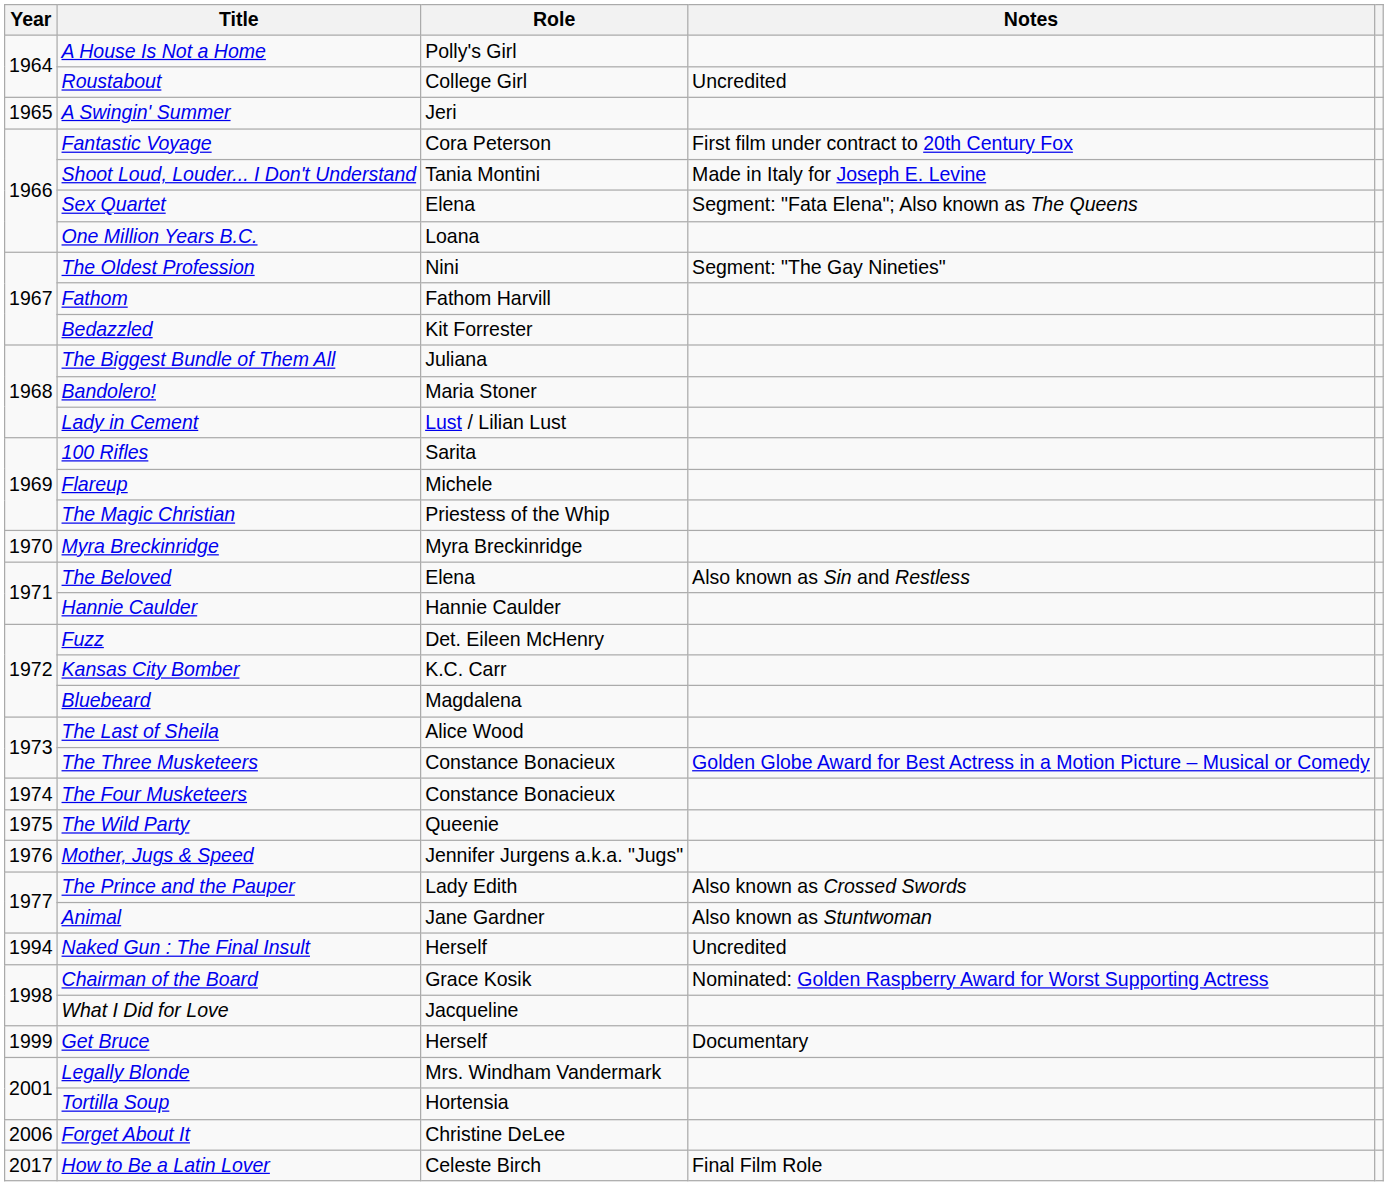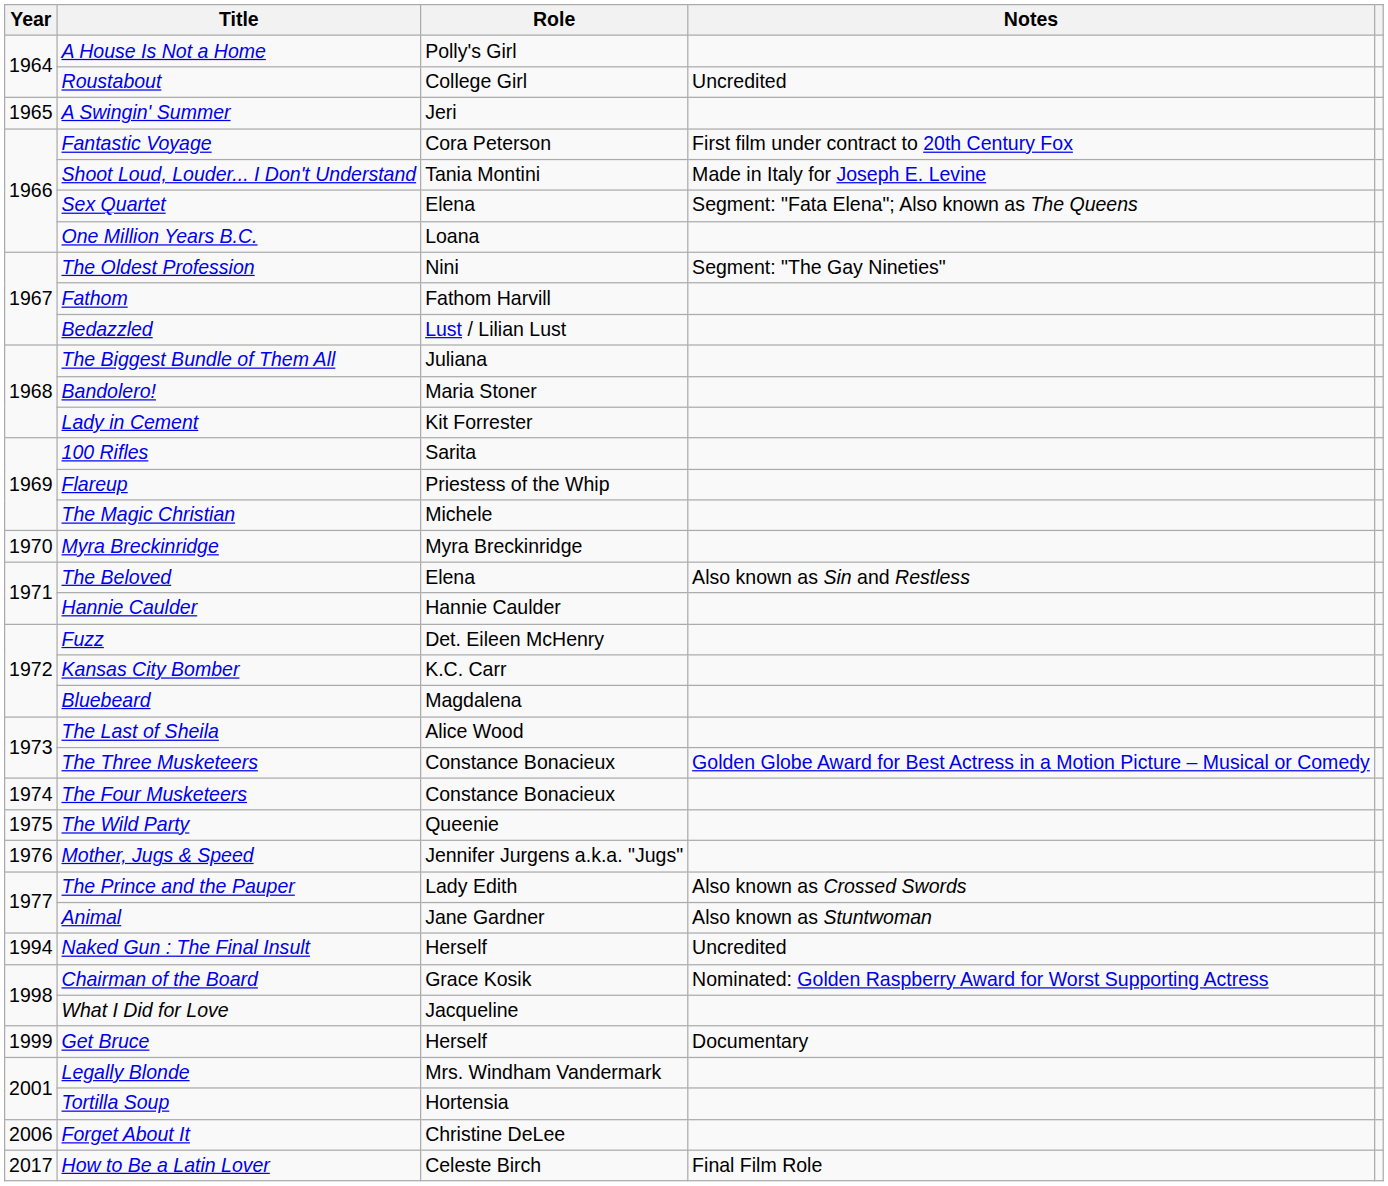(479, 329) Kit Forrester -> (496, 329) Lust / Lilian Lust
(496, 422) Lust / Lilian Lust -> (479, 422) Kit Forrester
(459, 484) Michele -> (517, 484) Priestess of the Whip
(517, 515) Priestess of the Whip -> (459, 515) Michele
